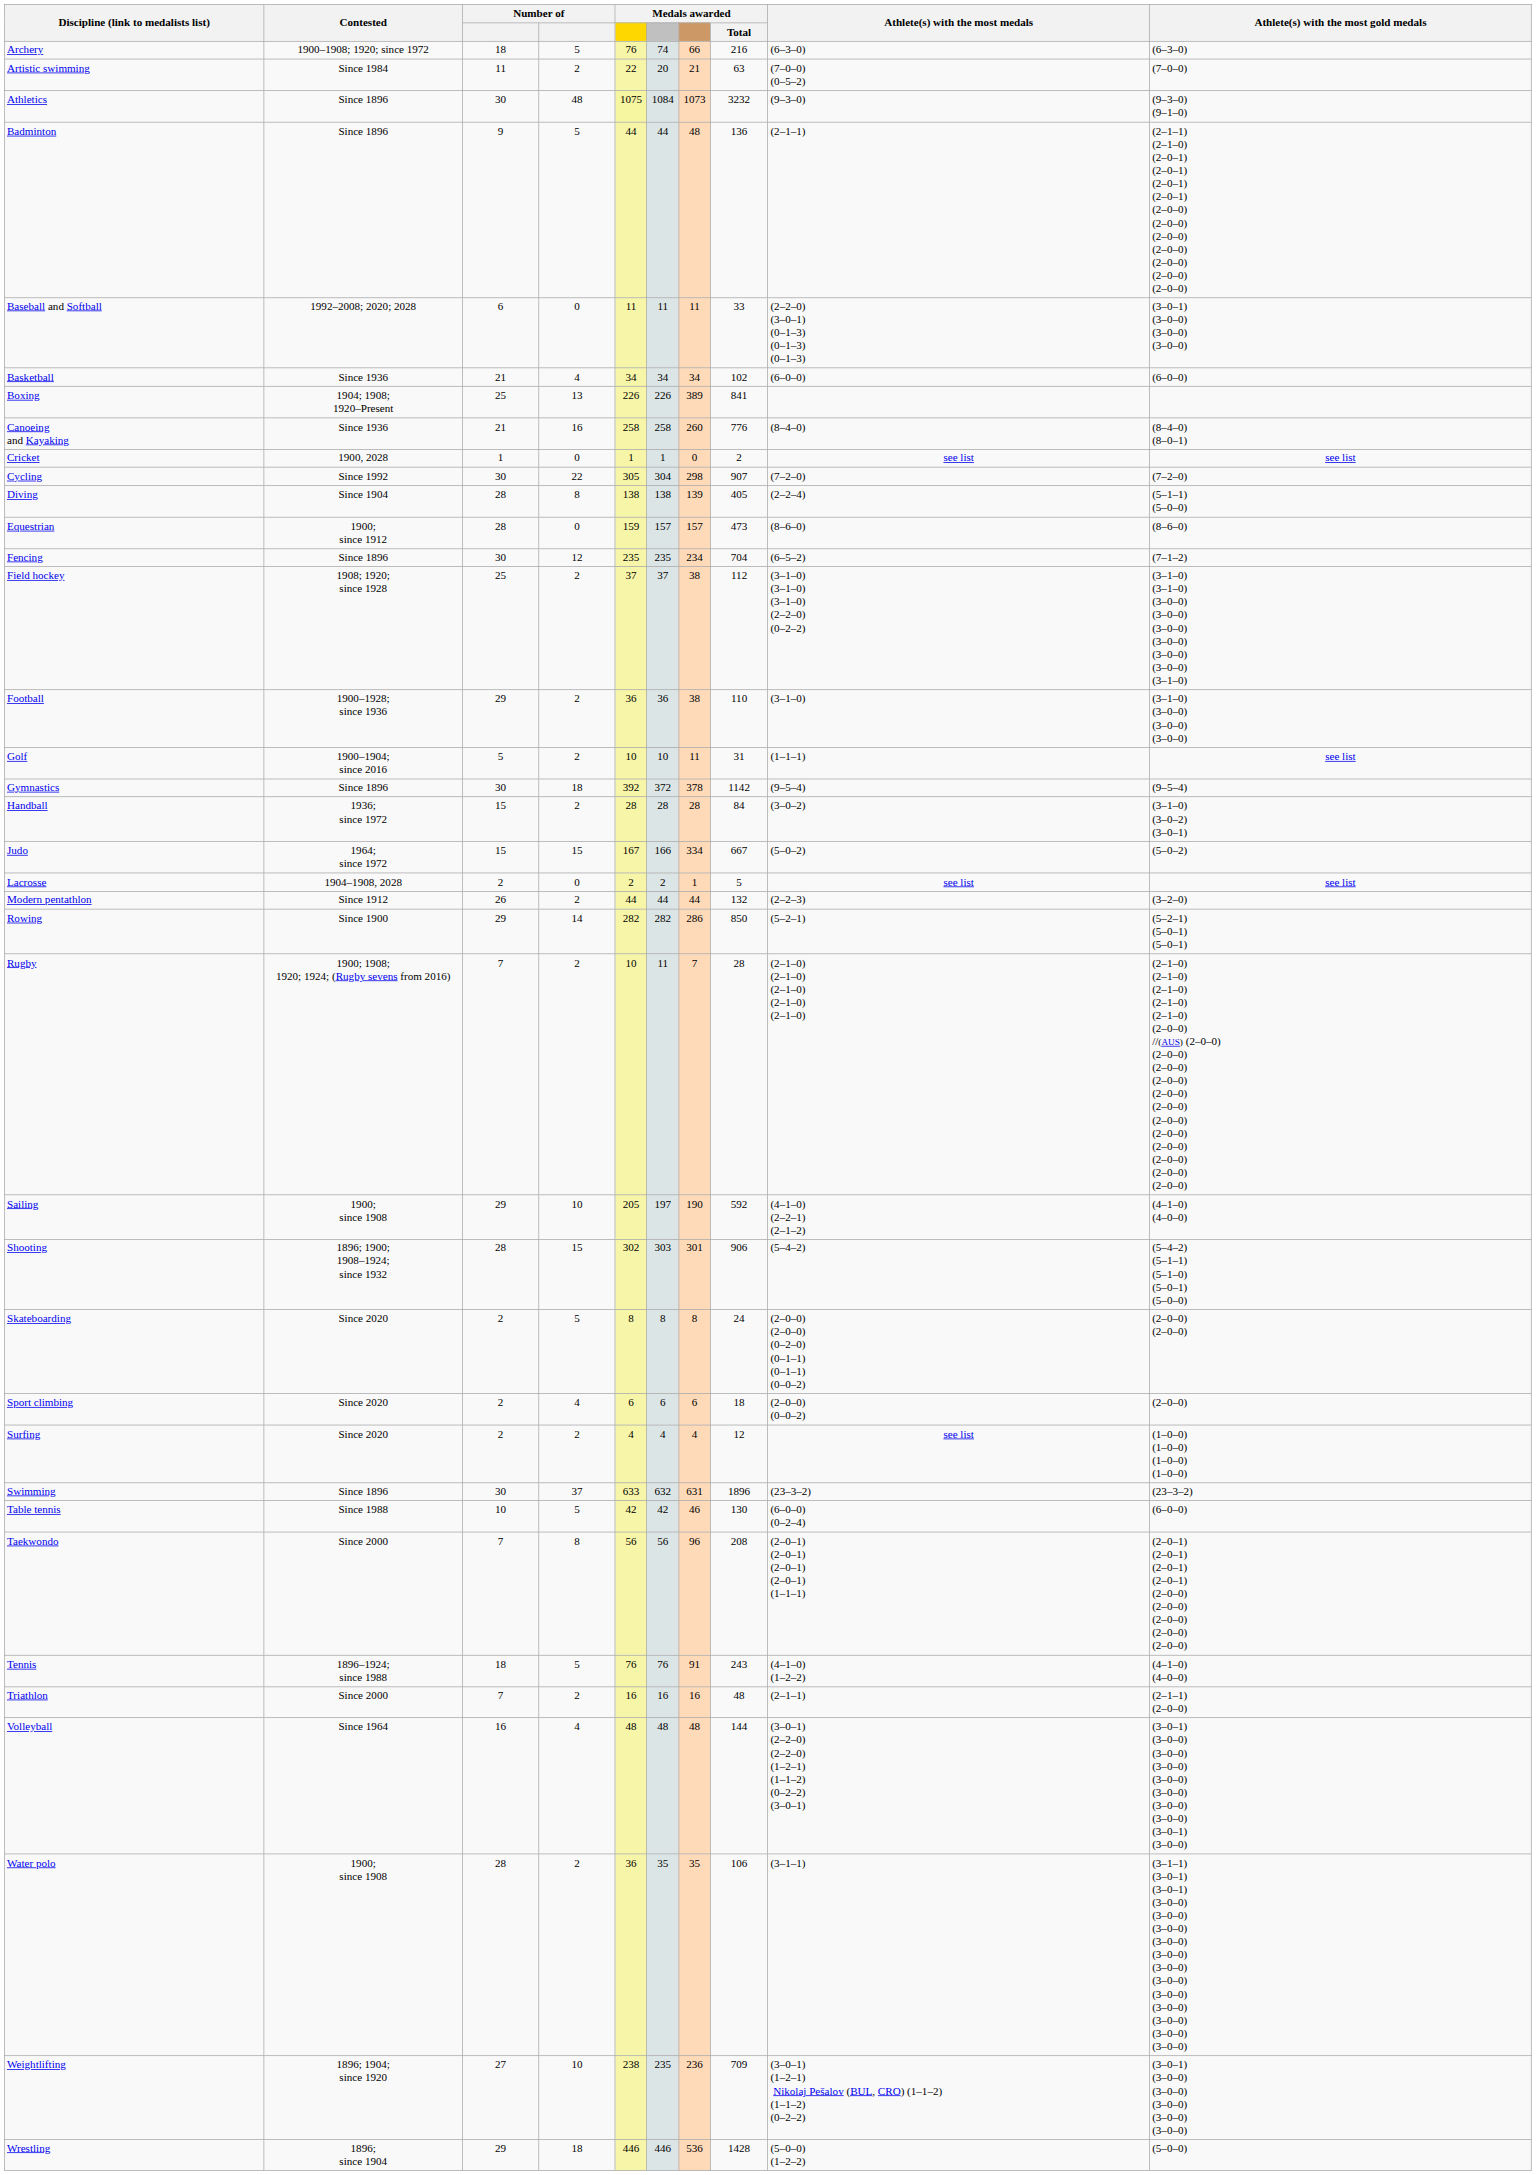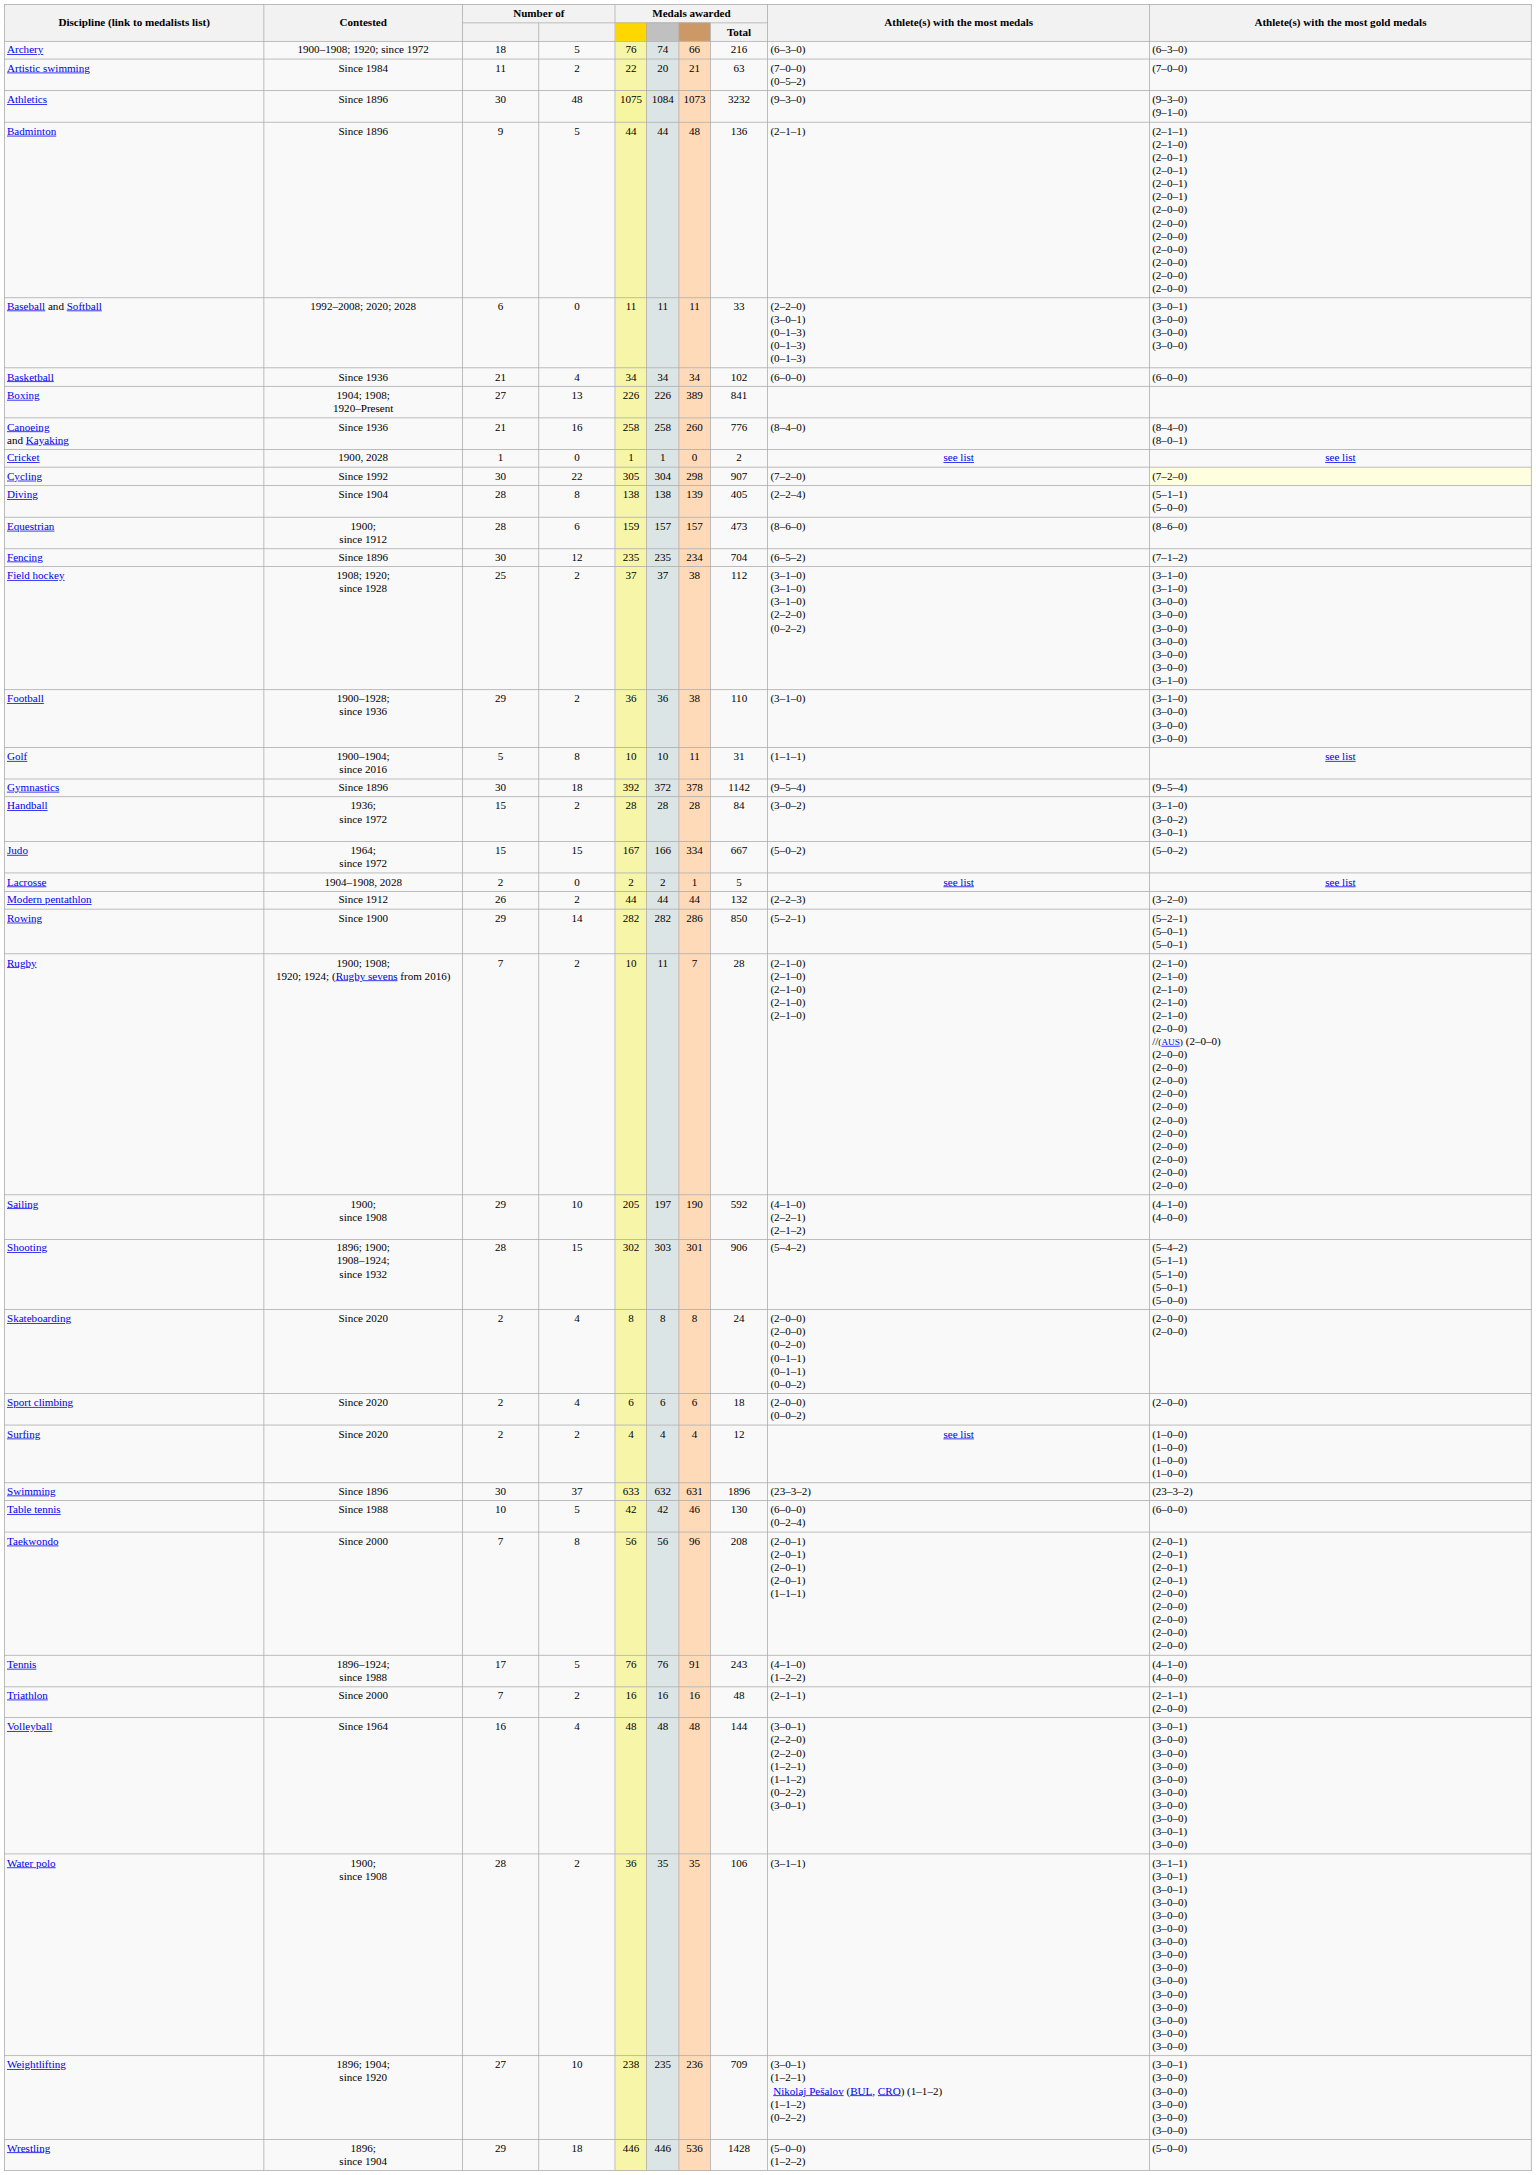(501, 395) 25 -> (501, 395) 27
(1170, 476) no background -> (1170, 476) lightyellow background
(577, 526) 0 -> (577, 526) 6
(577, 756) 2 -> (577, 756) 8
(577, 1319) 5 -> (577, 1319) 4
(501, 1664) 18 -> (501, 1664) 17
